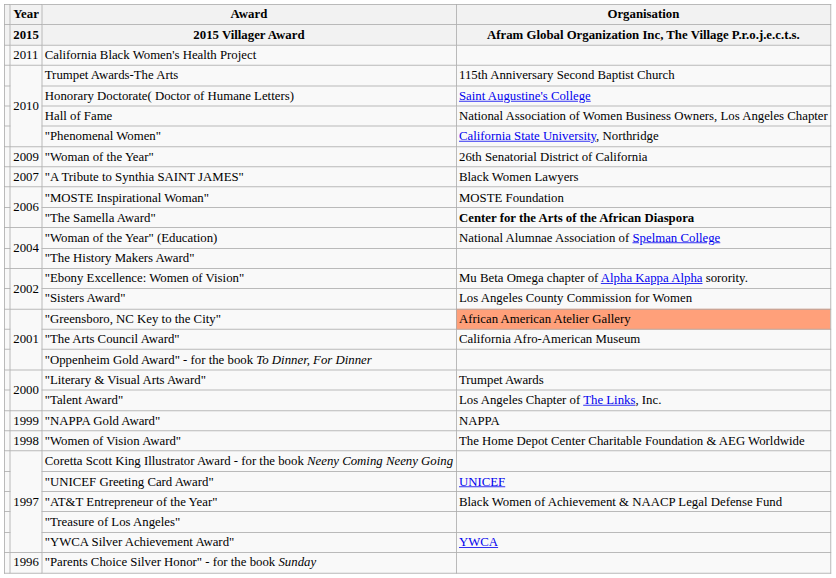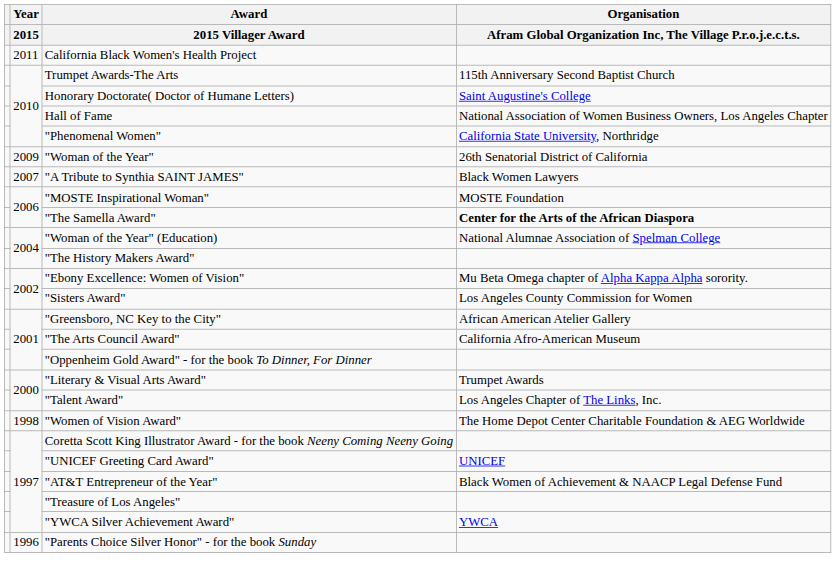(545, 319) lightsalmon background -> (545, 319) no background
- row: (102, 420)
